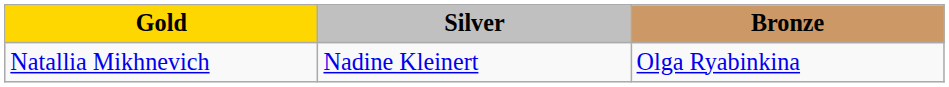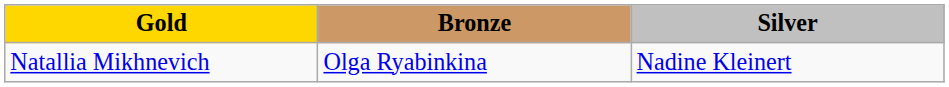columns swapped: (474, 23) <-> (788, 23)
